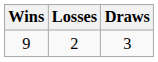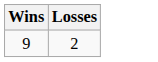- column: (127, 17)
